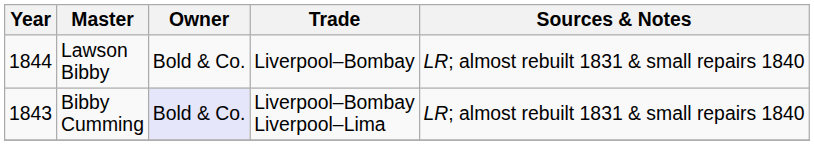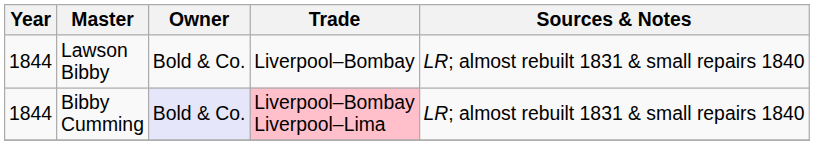(31, 113) 1843 -> (31, 113) 1844
(334, 113) no background -> (334, 113) pink background
